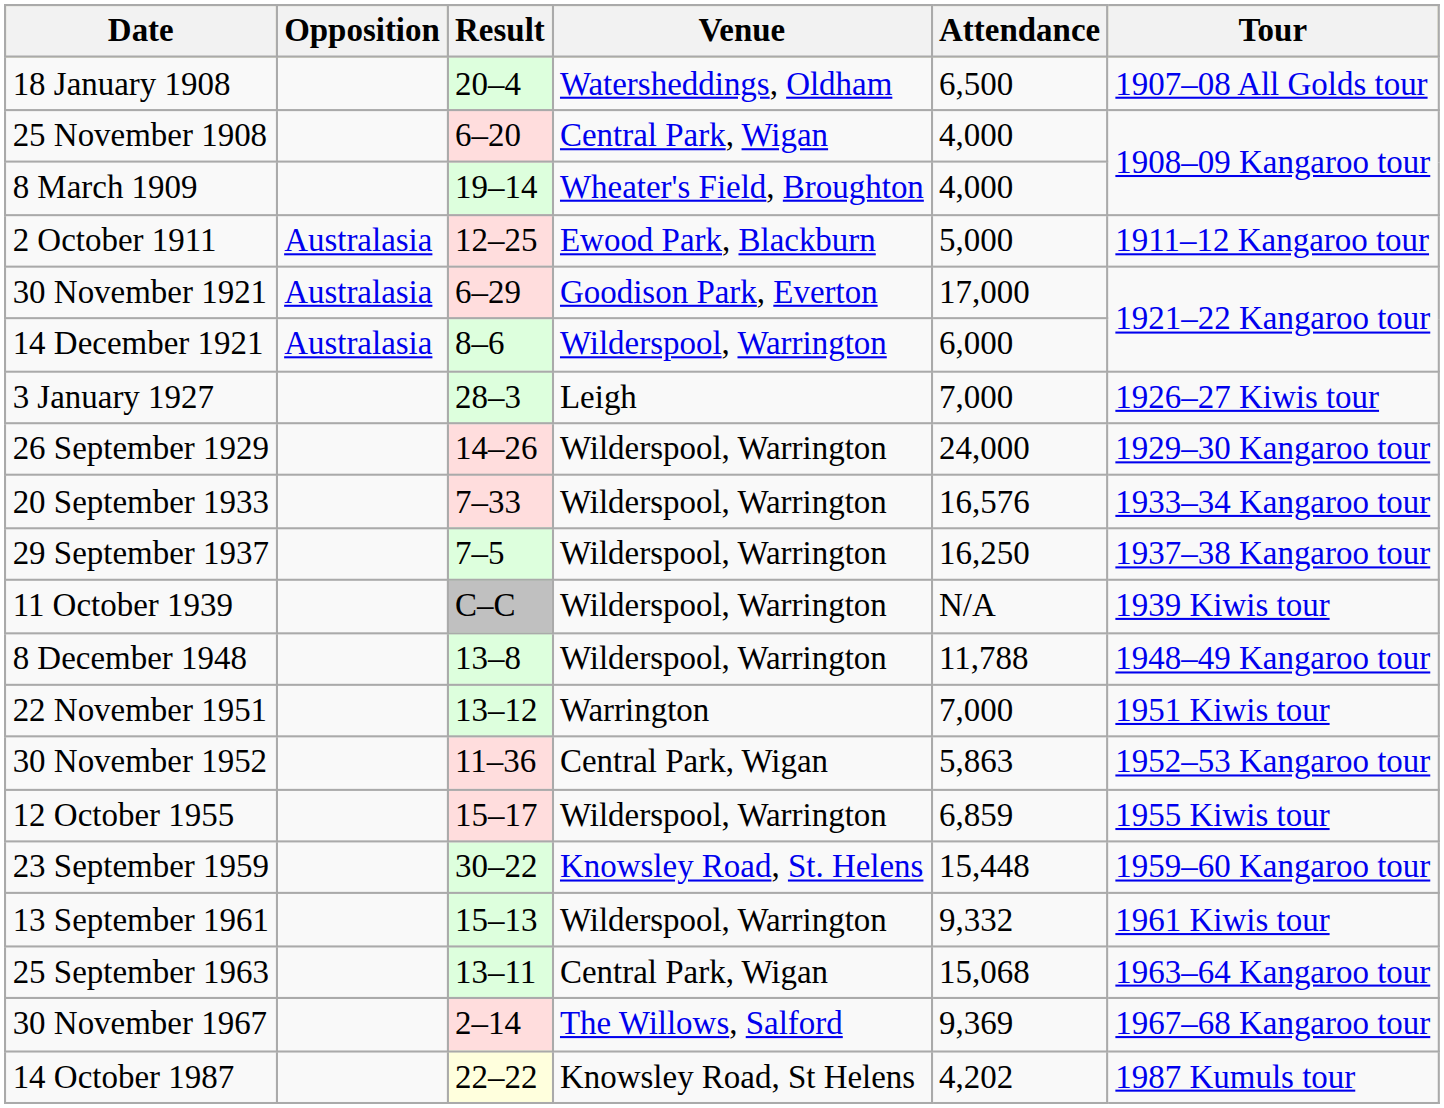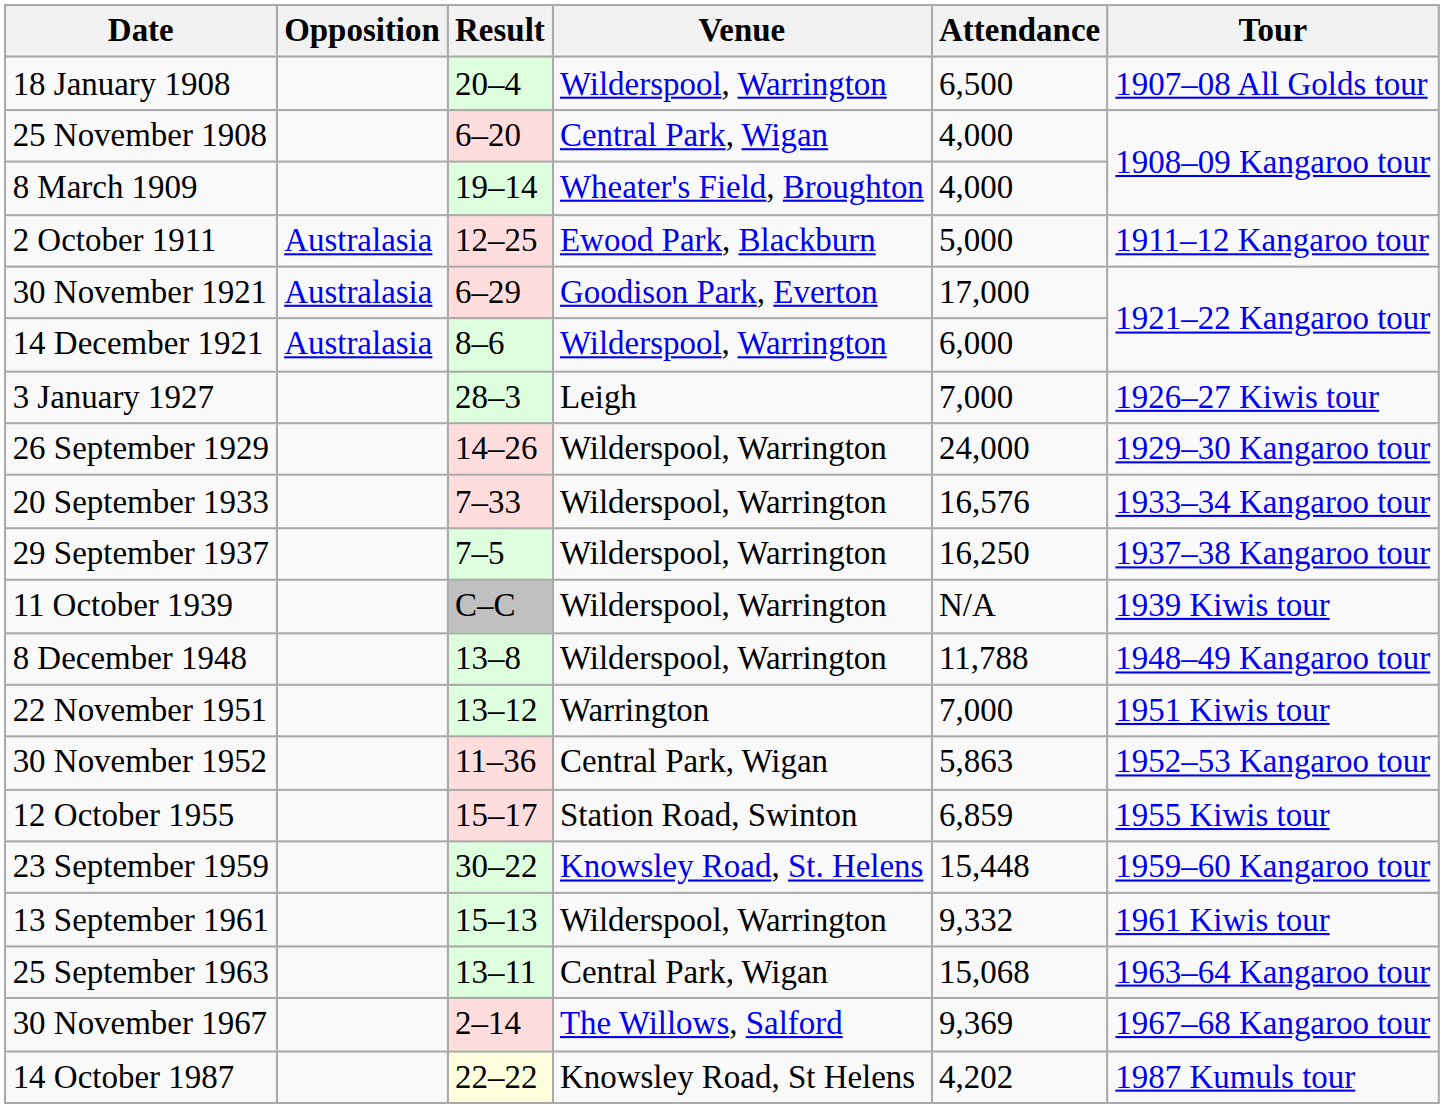(726, 82) Watersheddings, Oldham -> (723, 82) Wilderspool, Warrington
(723, 814) Wilderspool, Warrington -> (709, 814) Station Road, Swinton
